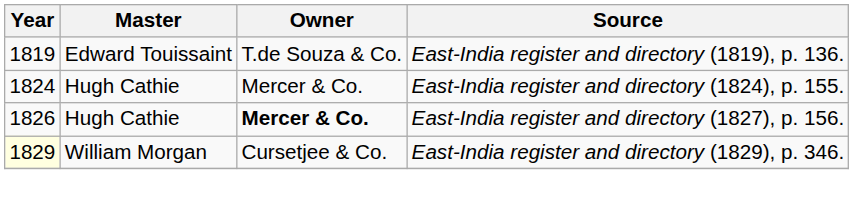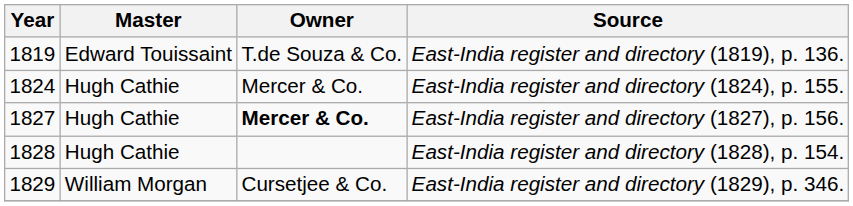(32, 119) 1826 -> (32, 119) 1827
+ row: (628, 151)
(32, 151) lightyellow background -> (32, 184) no background
